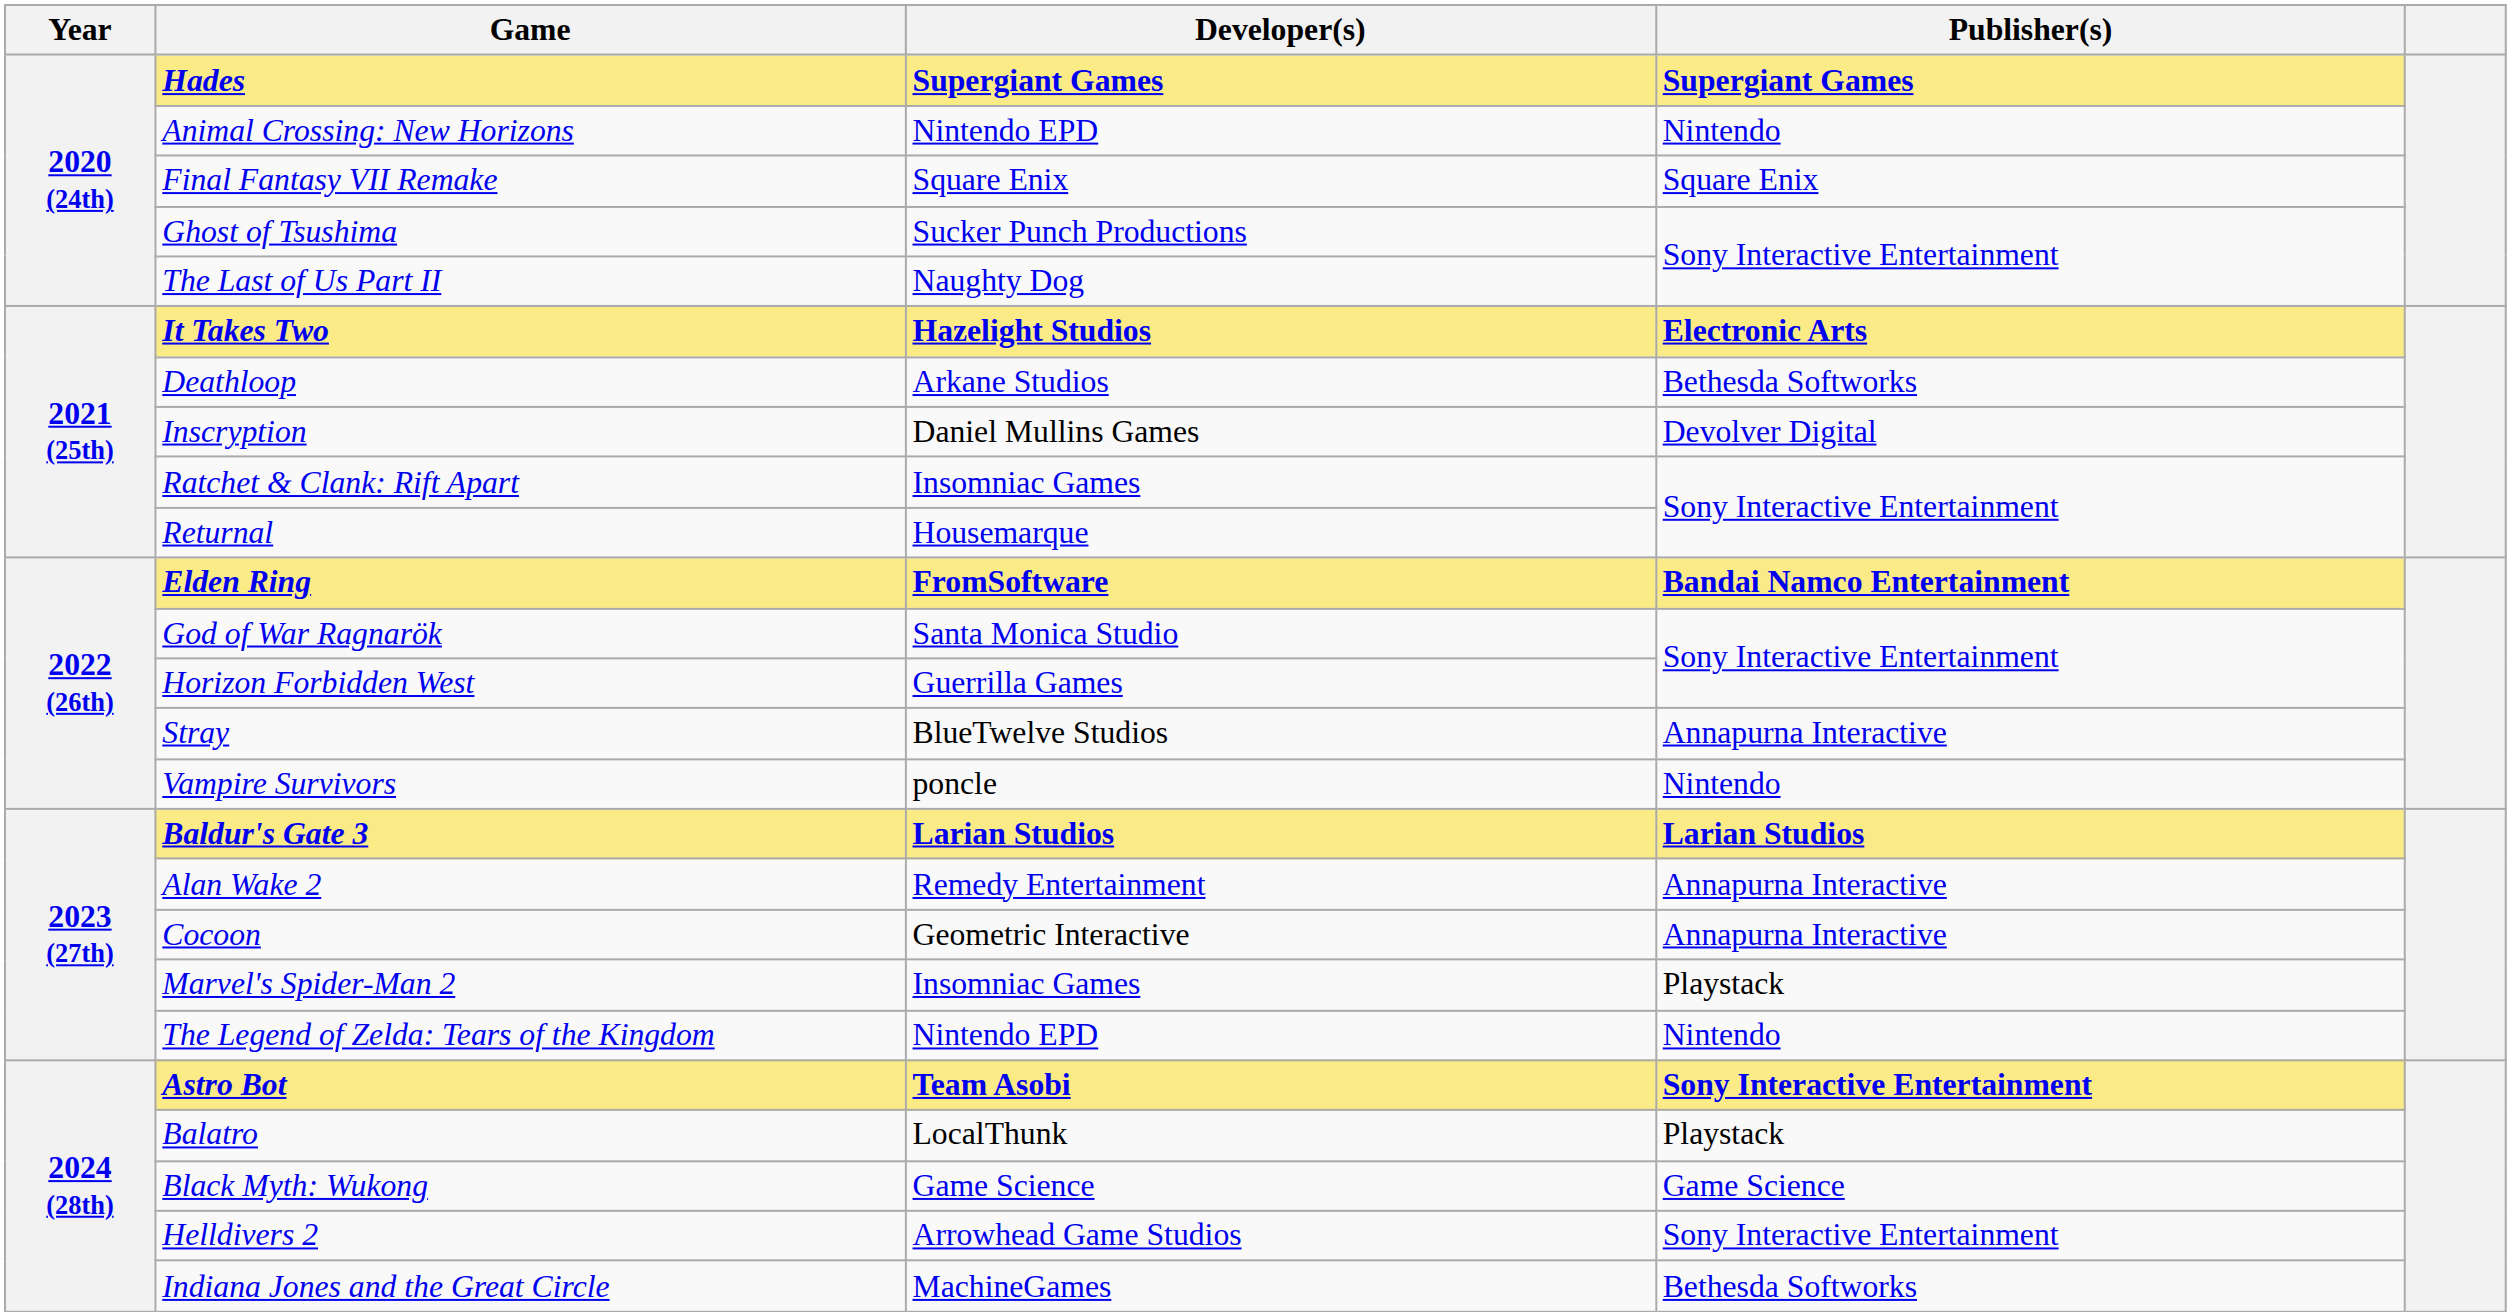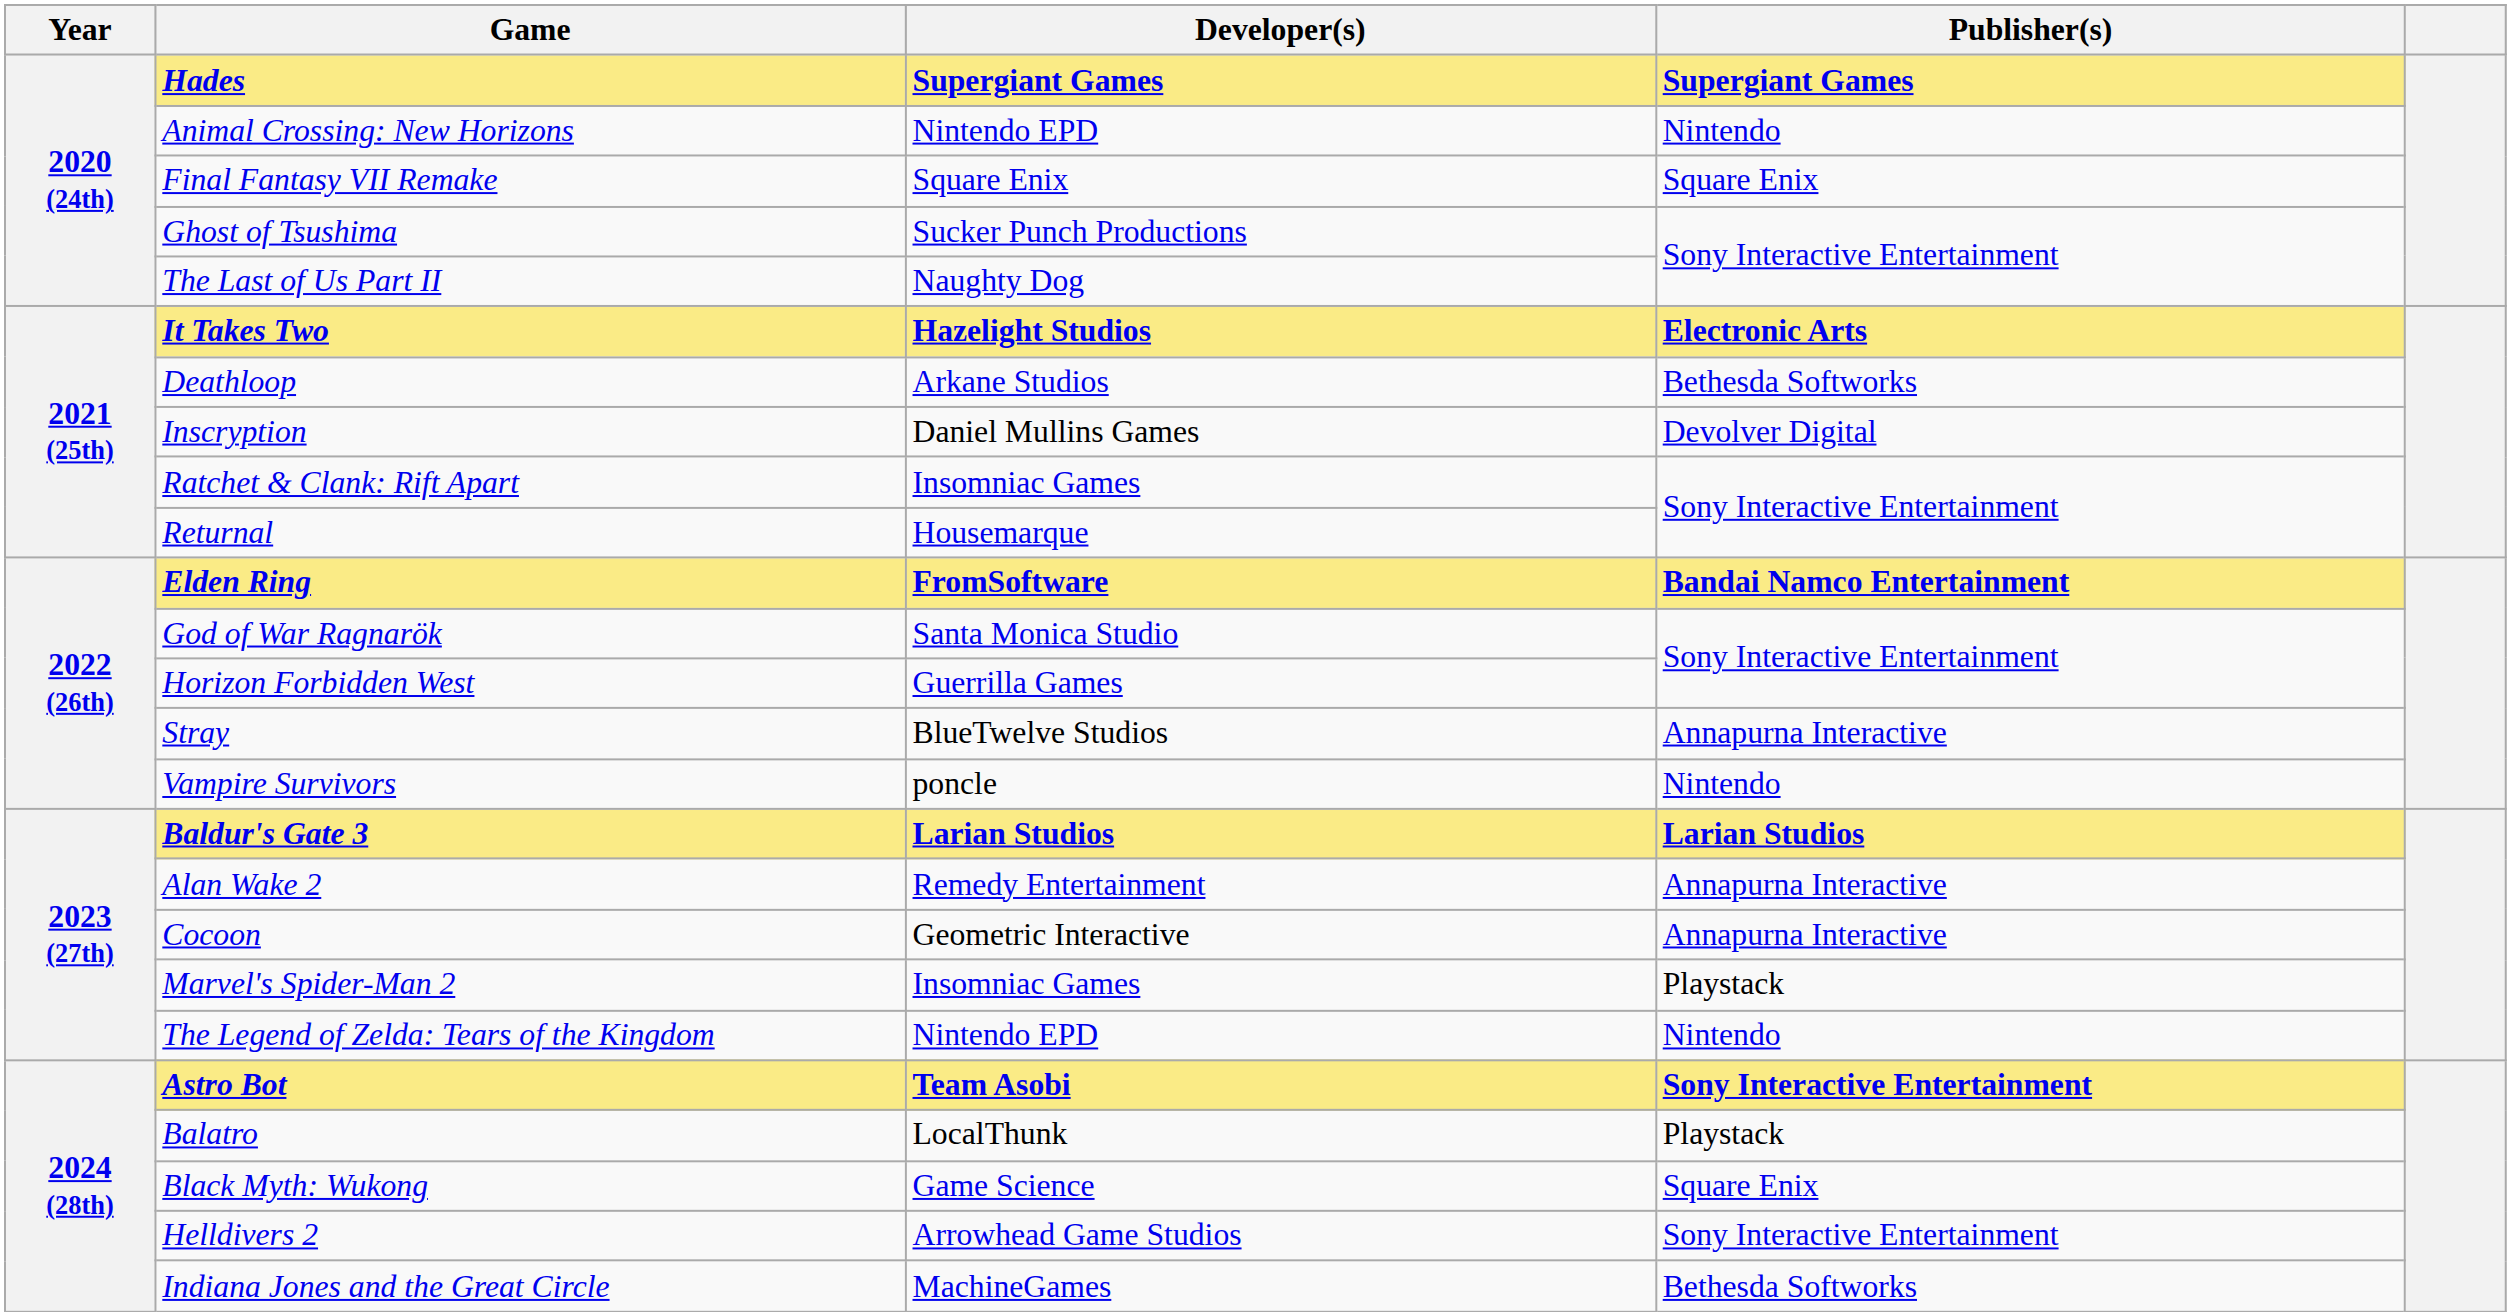(1754, 1185) Game Science -> (1741, 1185) Square Enix
